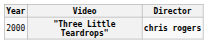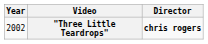(16, 28) 2000 -> (16, 28) 2002
